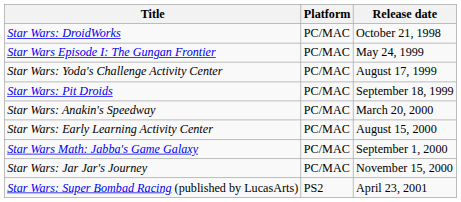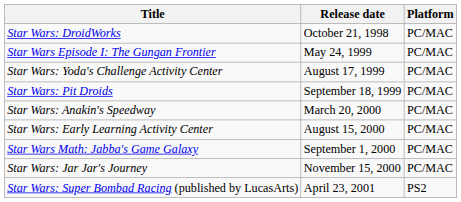columns swapped: (327, 14) <-> (405, 14)
